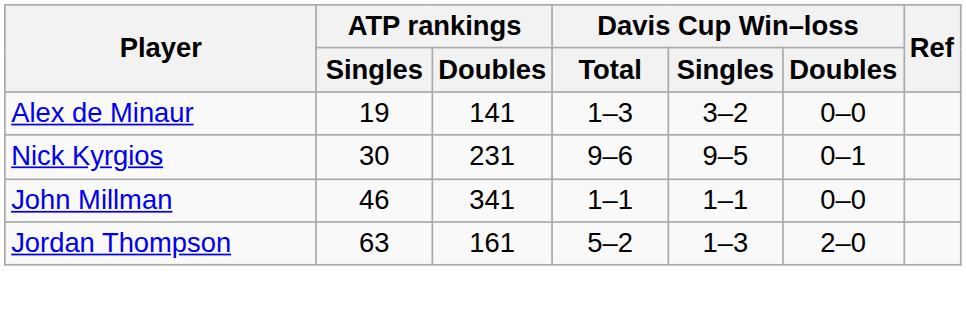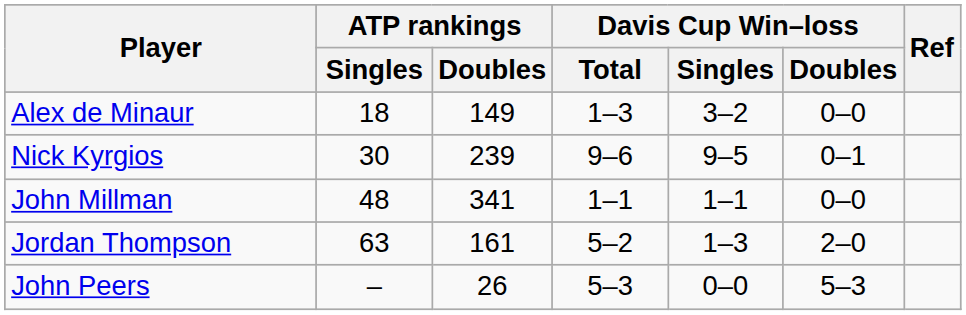(374, 112) 19 -> (374, 112) 18
(492, 112) 141 -> (492, 112) 149
(492, 156) 231 -> (492, 156) 239
(374, 199) 46 -> (374, 199) 48
+ row: (80, 286)
